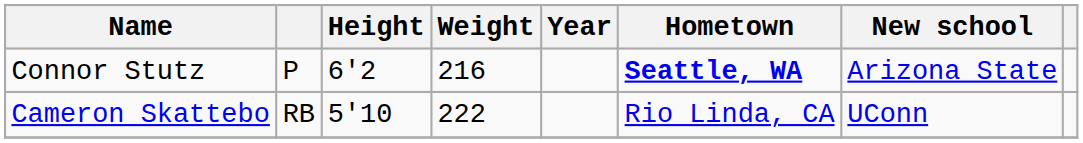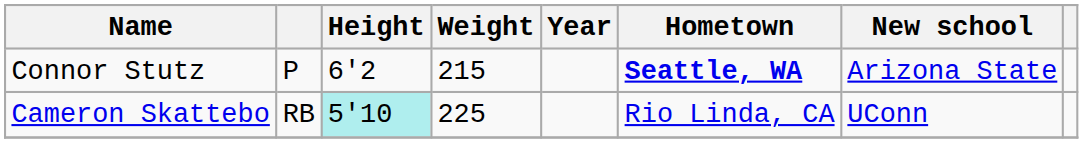(462, 71) 216 -> (462, 71) 215
(360, 115) no background -> (360, 115) paleturquoise background
(462, 115) 222 -> (462, 115) 225
